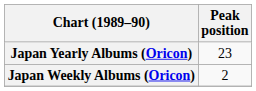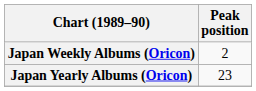rows swapped: (101, 75) <-> (101, 53)
